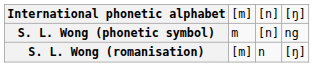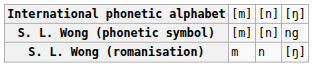(235, 33) m -> (242, 33) [m]
(242, 52) [m] -> (235, 52) m
